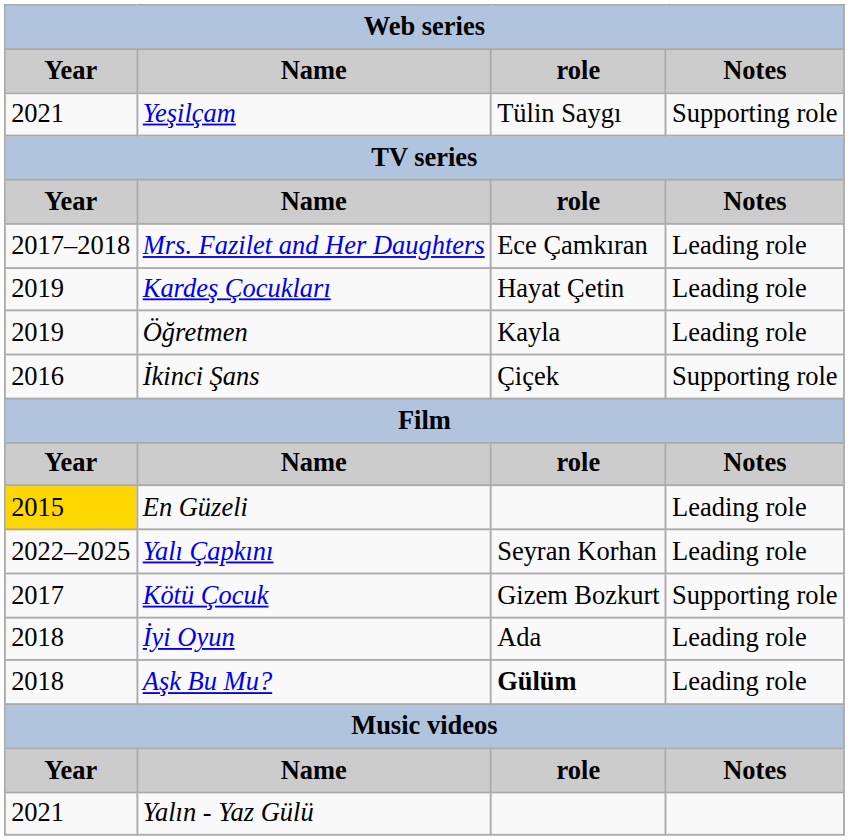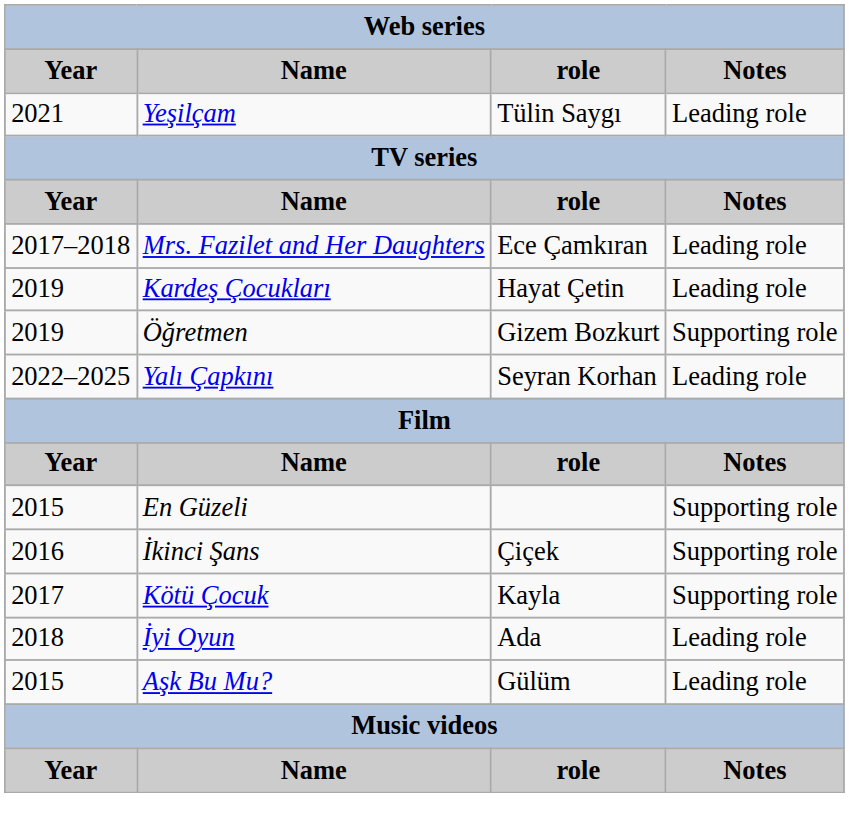(755, 114) Supporting role -> (739, 114) Leading role
(529, 332) Kayla -> (578, 332) Gizem Bozkurt
(739, 332) Leading role -> (755, 332) Supporting role
rows swapped: (208, 551) <-> (201, 376)
(38, 507) gold background -> (38, 507) no background
(739, 507) Leading role -> (755, 507) Supporting role
(578, 594) Gizem Bozkurt -> (529, 594) Kayla
(38, 682) 2018 -> (38, 682) 2015
(537, 682) bold -> (534, 682) normal
- row: (228, 813)
